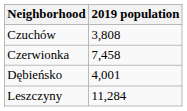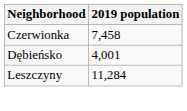- row: (32, 34)
